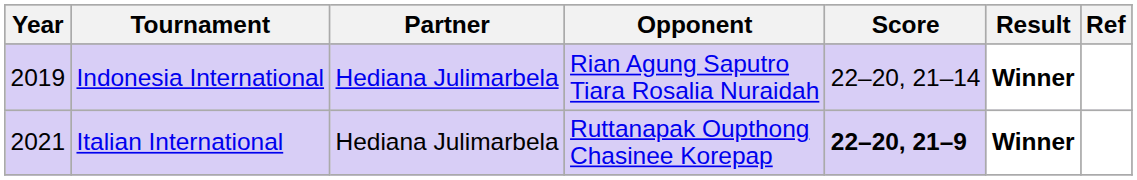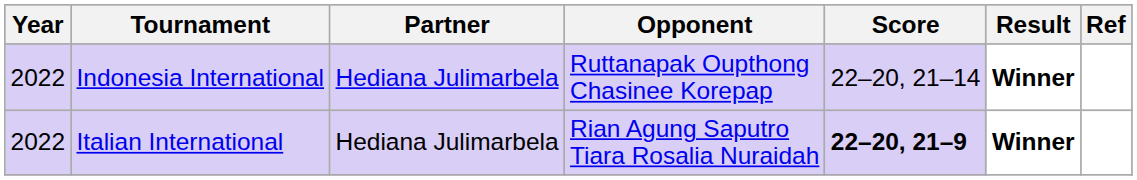(38, 77) 2019 -> (38, 77) 2022
(695, 77) Rian Agung Saputro Tiara Rosalia Nuraidah -> (690, 77) Ruttanapak Oupthong Chasinee Korepap
(38, 143) 2021 -> (38, 143) 2022
(690, 143) Ruttanapak Oupthong Chasinee Korepap -> (695, 143) Rian Agung Saputro Tiara Rosalia Nuraidah
